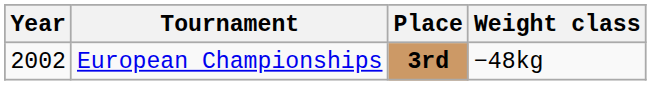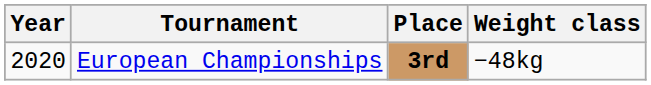(38, 61) 2002 -> (38, 61) 2020
